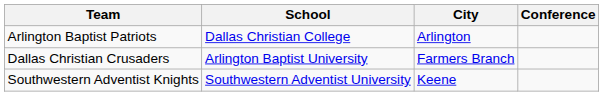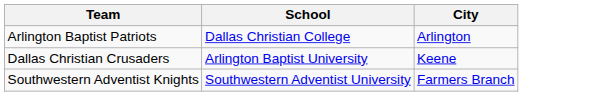- column: (558, 15)
(466, 58) Farmers Branch -> (437, 58) Keene
(437, 79) Keene -> (466, 79) Farmers Branch
